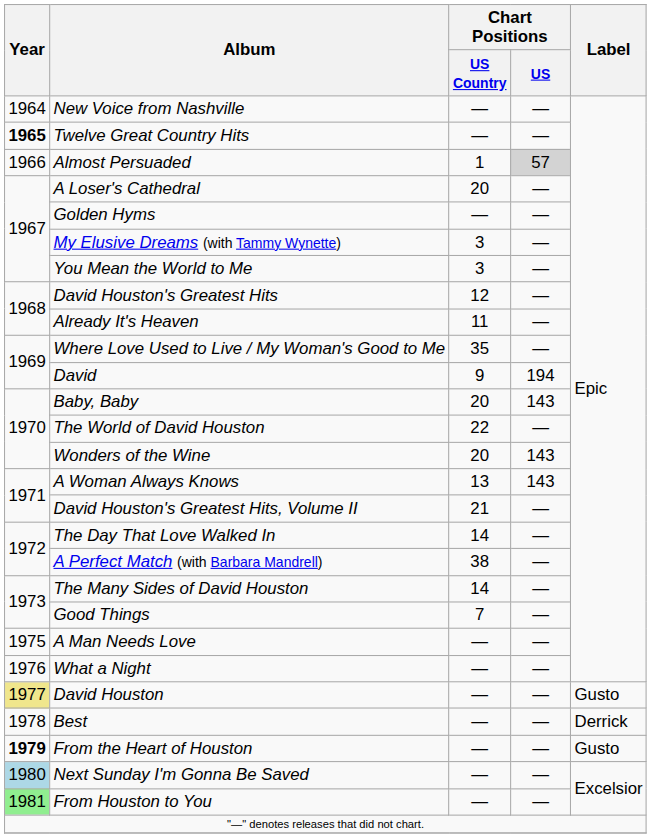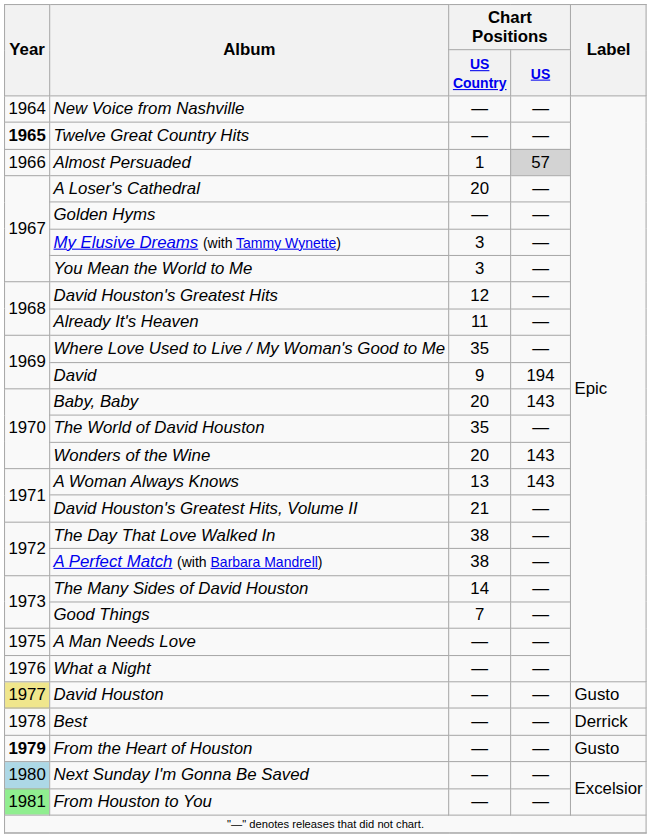(480, 428) 22 -> (480, 428) 35
(480, 535) 14 -> (480, 535) 38
